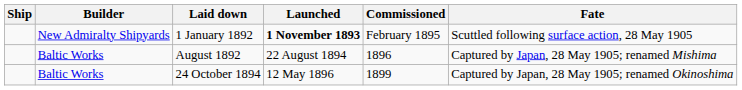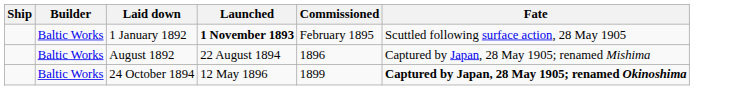(104, 34) New Admiralty Shipyards -> (71, 34) Baltic Works
(592, 74) normal -> (536, 74) bold
